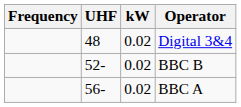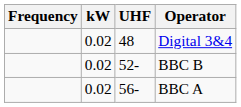columns swapped: (101, 16) <-> (138, 16)
